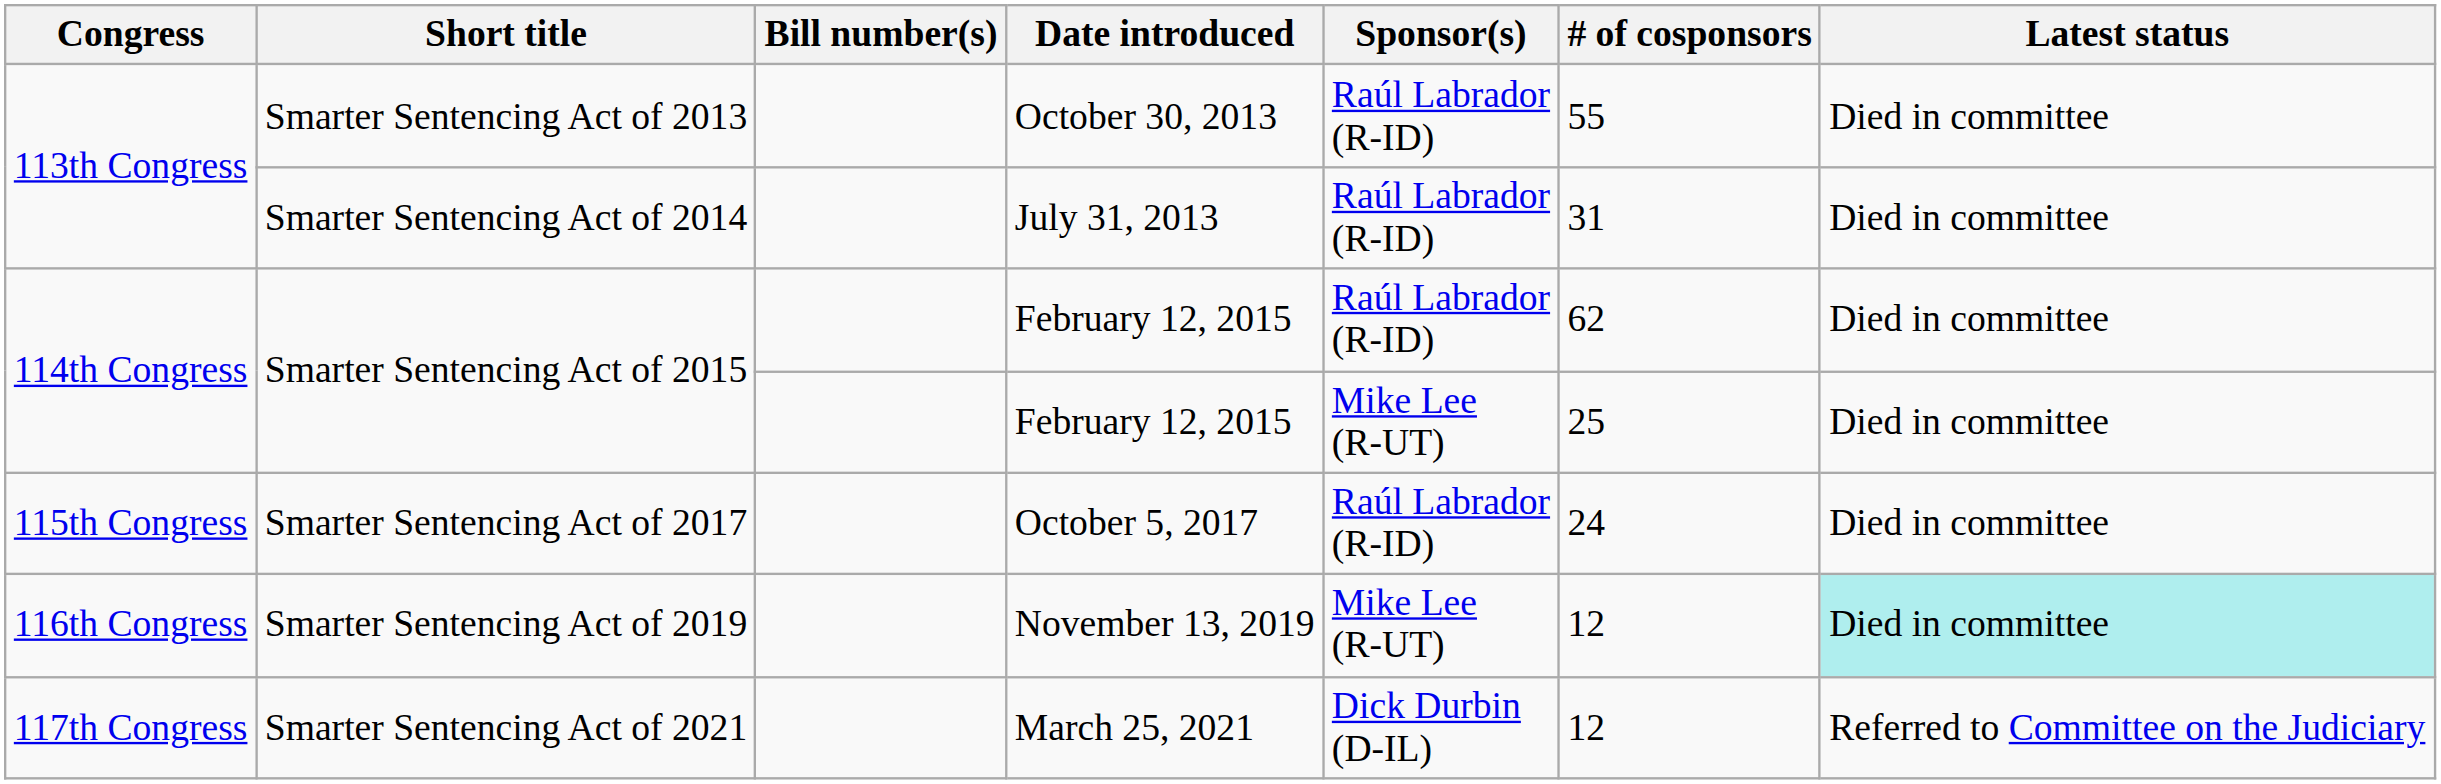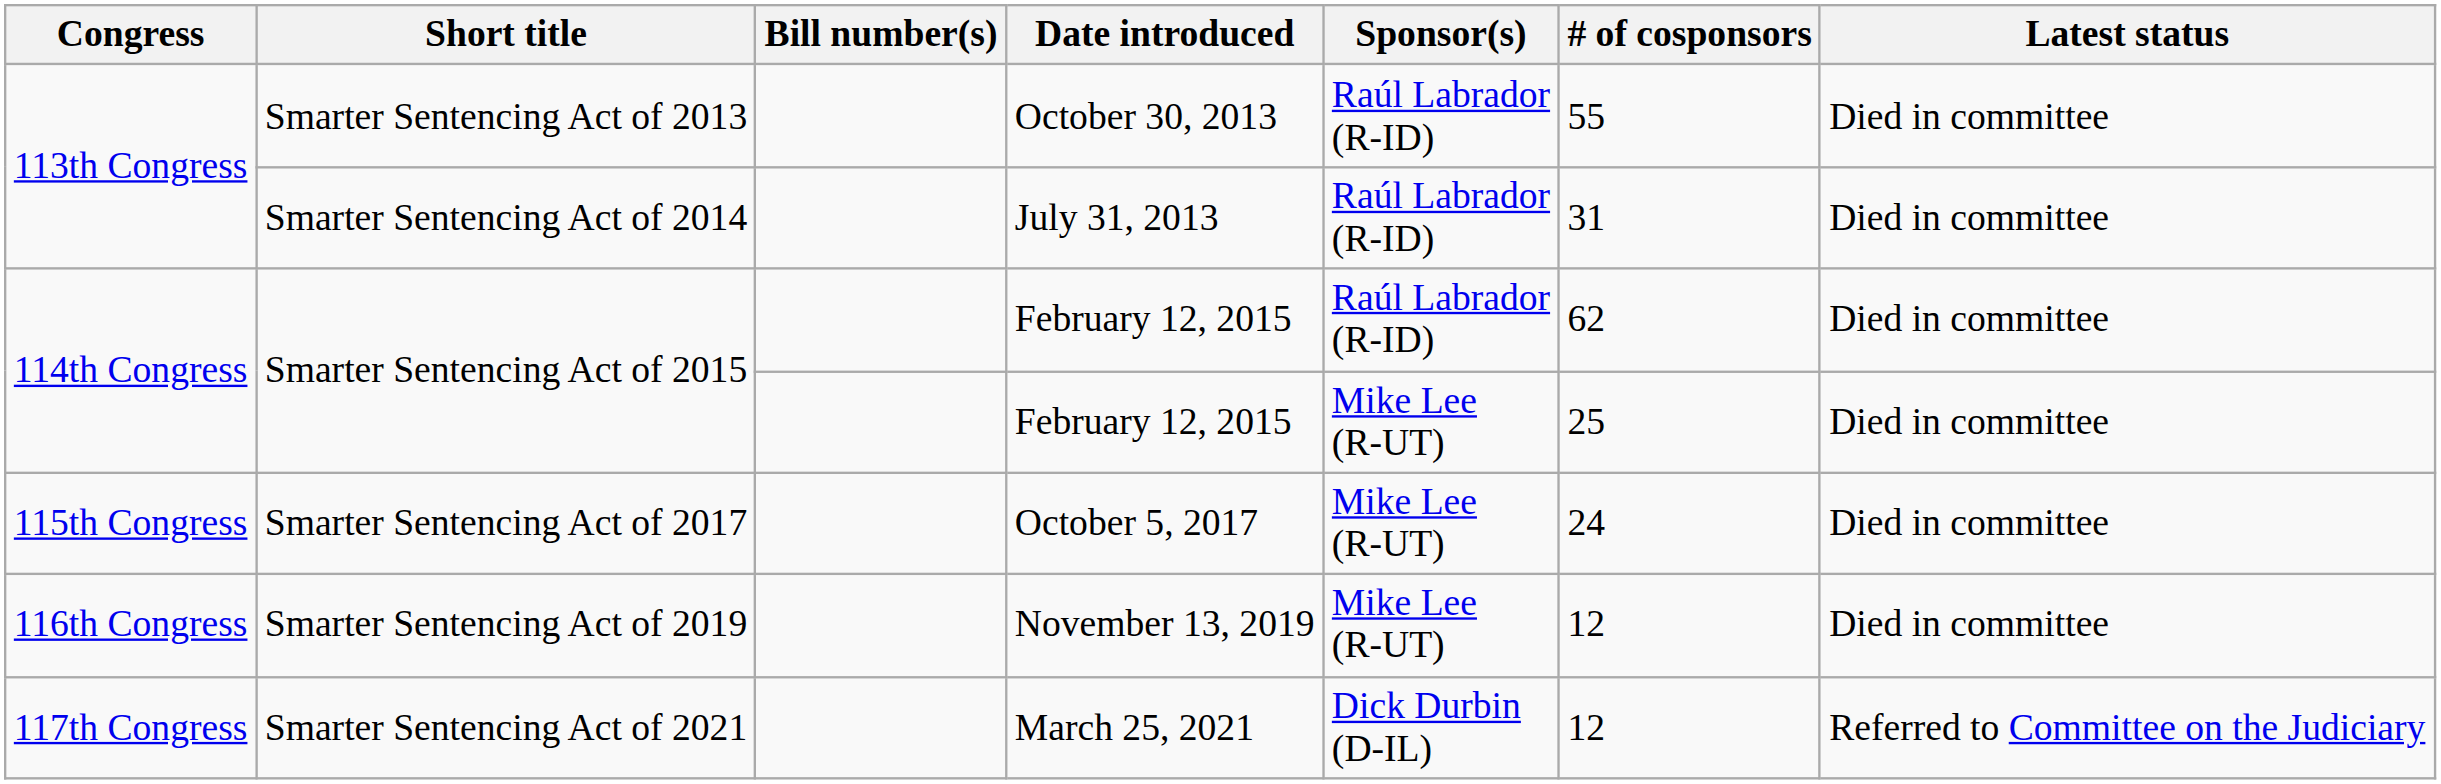(1441, 522) Raúl Labrador (R-ID) -> (1404, 522) Mike Lee (R-UT)
(1969, 624) paleturquoise background -> (1969, 624) no background
